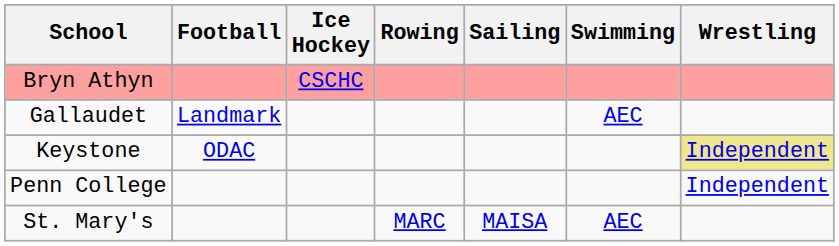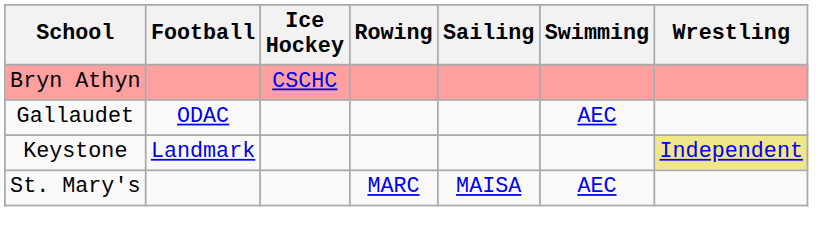(229, 118) Landmark -> (203, 118) ODAC
(229, 153) ODAC -> (203, 153) Landmark
- row: (88, 188)
